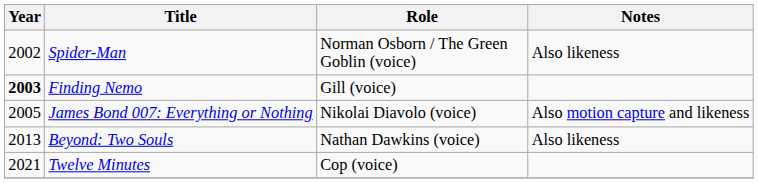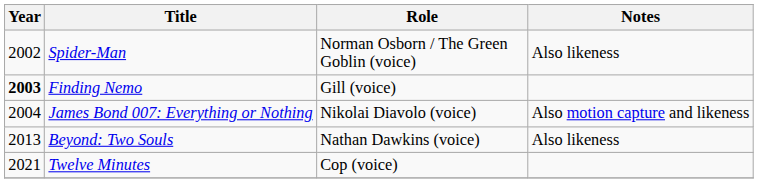(25, 113) 2005 -> (25, 113) 2004
